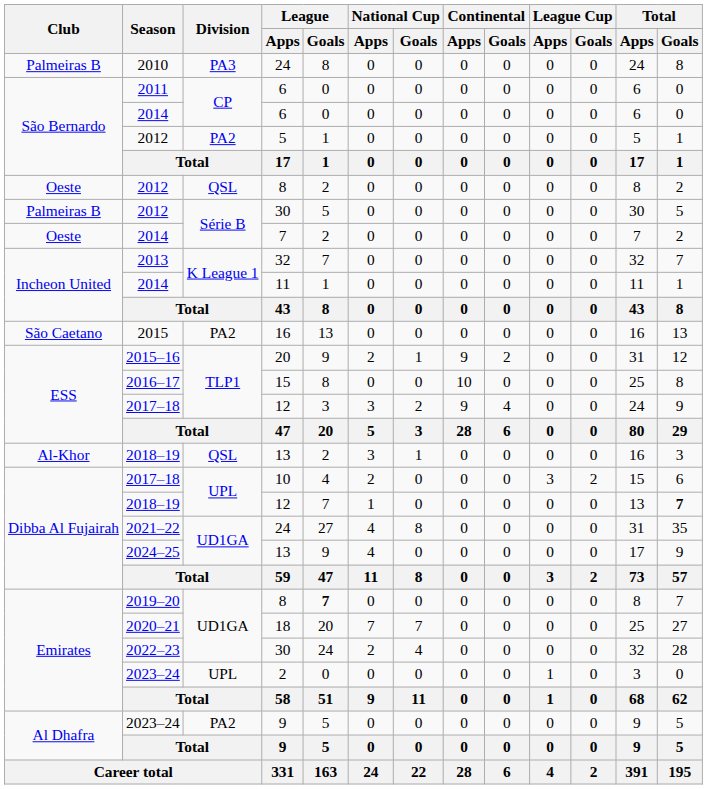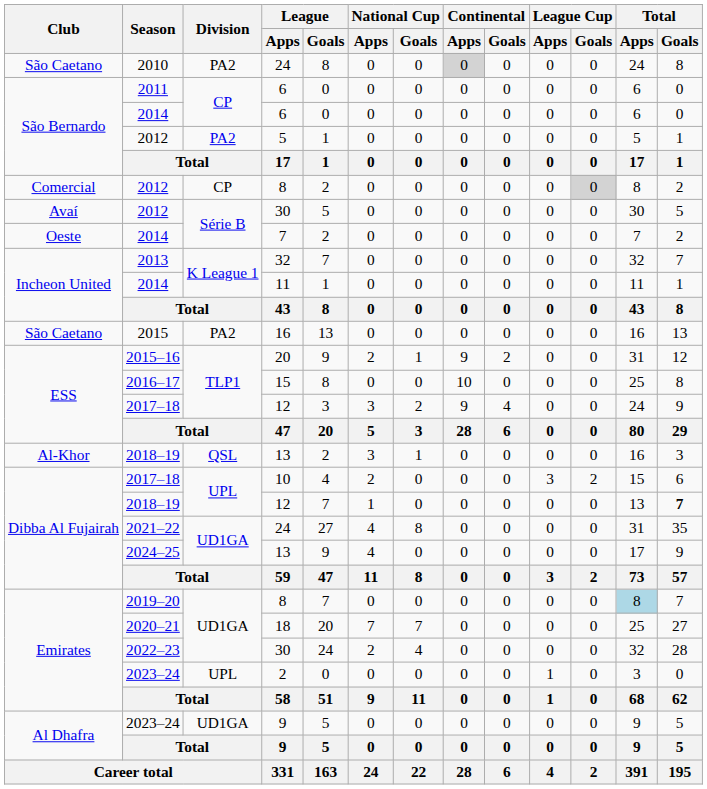(63, 65) Palmeiras B -> (63, 65) São Caetano
(223, 65) PA3 -> (223, 65) PA2
(464, 65) no background -> (464, 65) lightgrey background
(63, 187) Oeste -> (63, 187) Comercial
(223, 187) QSL -> (223, 187) CP
(594, 187) no background -> (594, 187) lightgrey background
(63, 211) Palmeiras B -> (63, 211) Avaí
(326, 601) bold -> (326, 601) normal
(637, 601) no background -> (637, 601) lightblue background
(223, 723) PA2 -> (223, 723) UD1GA
